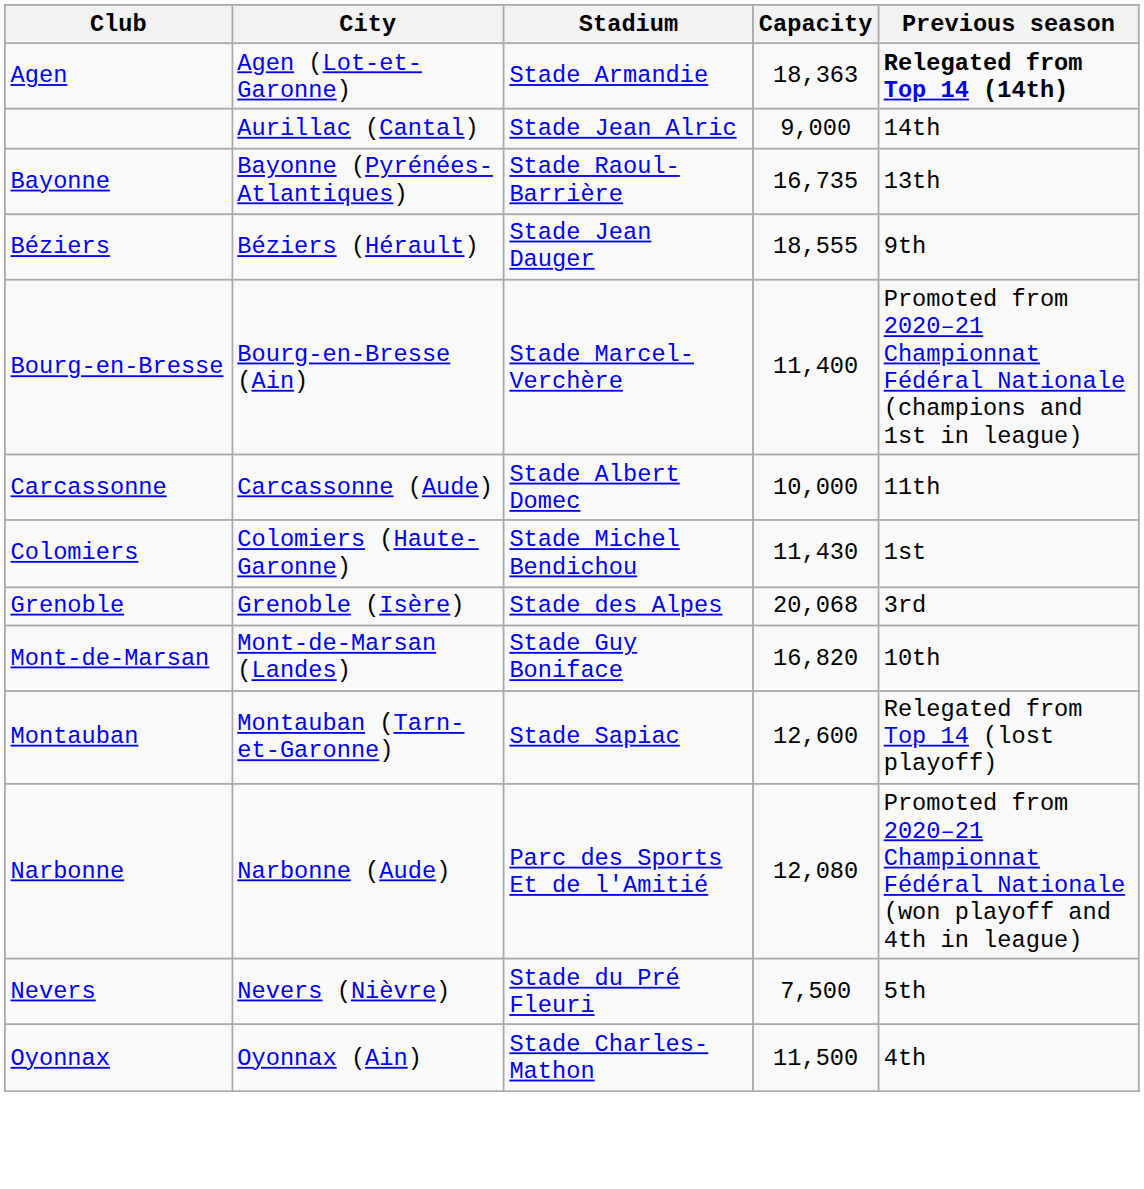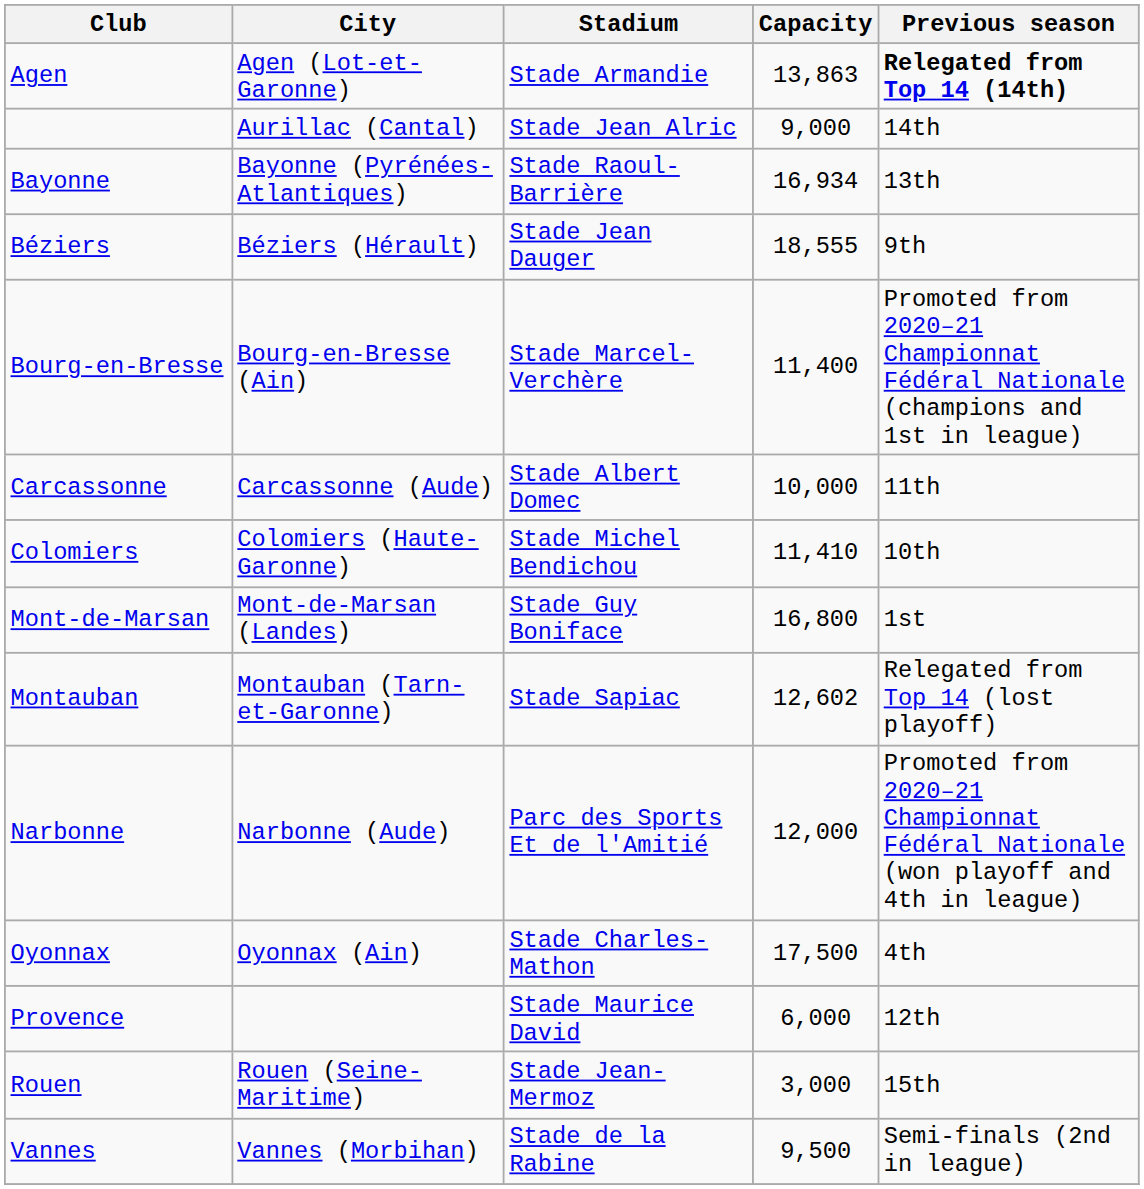(816, 76) 18,363 -> (816, 76) 13,863
(816, 181) 16,735 -> (816, 181) 16,934
(816, 553) 11,430 -> (816, 553) 11,410
(905, 553) 1st -> (912, 553) 10th
- row: (67, 606)
(816, 658) 16,820 -> (816, 619) 16,800
(912, 658) 10th -> (905, 619) 1st
(816, 737) 12,600 -> (816, 699) 12,602
(816, 872) 12,080 -> (816, 833) 12,000
- row: (53, 992)
(816, 1058) 11,500 -> (816, 953) 17,500
+ row: (67, 1019)
+ row: (46, 1085)
+ row: (53, 1151)
